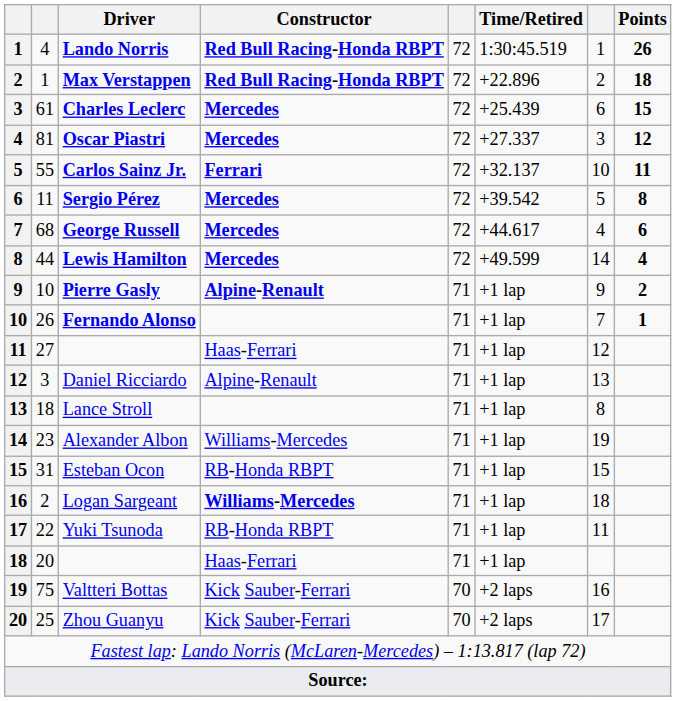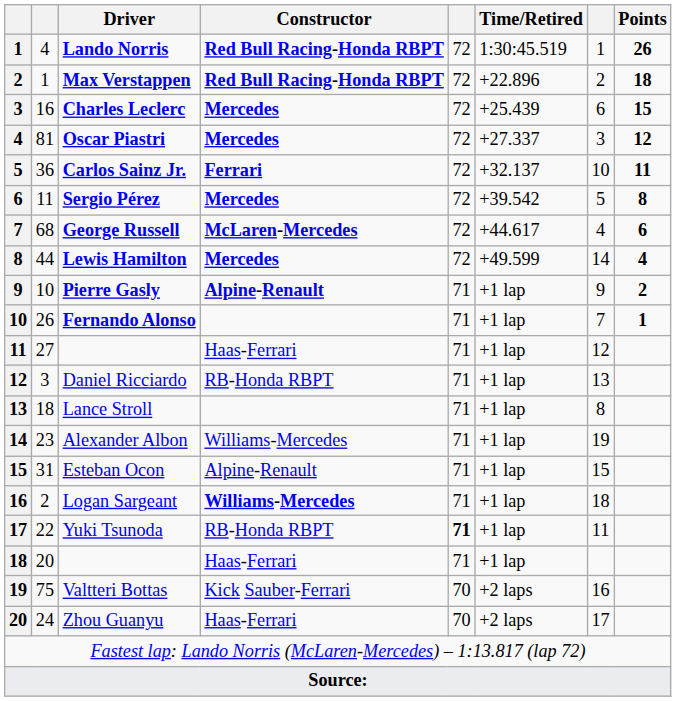(45, 109) 61 -> (45, 109) 16
(45, 169) 55 -> (45, 169) 36
(242, 229) Mercedes -> (281, 229) McLaren-Mercedes
(261, 379) Alpine-Renault -> (269, 379) RB-Honda RBPT
(269, 470) RB-Honda RBPT -> (261, 470) Alpine-Renault
(462, 530) normal -> (462, 530) bold
(45, 620) 25 -> (45, 620) 24
(277, 620) Kick Sauber-Ferrari -> (250, 620) Haas-Ferrari
